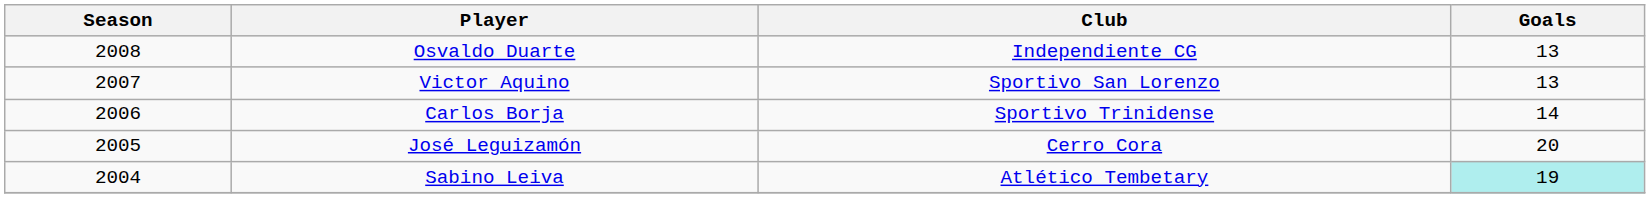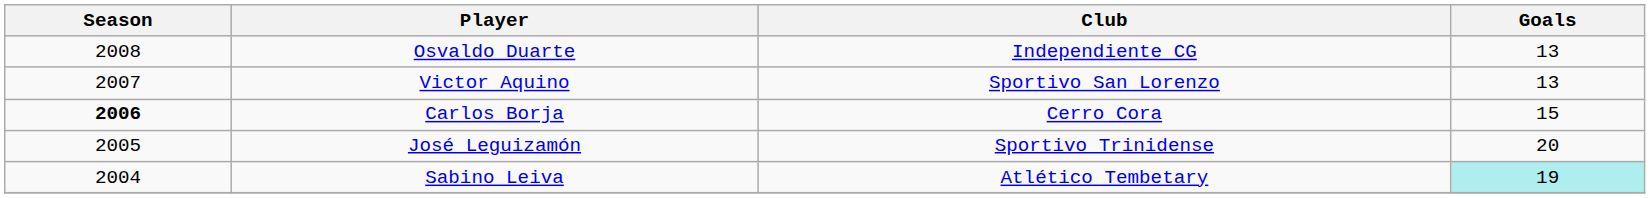(118, 114) normal -> (118, 114) bold
(1104, 114) Sportivo Trinidense -> (1104, 114) Cerro Cora
(1548, 114) 14 -> (1548, 114) 15
(1104, 146) Cerro Cora -> (1104, 146) Sportivo Trinidense
